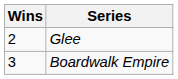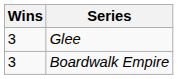(12, 39) 2 -> (12, 39) 3
